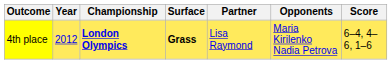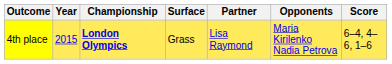(66, 39) 2012 -> (66, 39) 2015
(182, 39) bold -> (181, 39) normal
